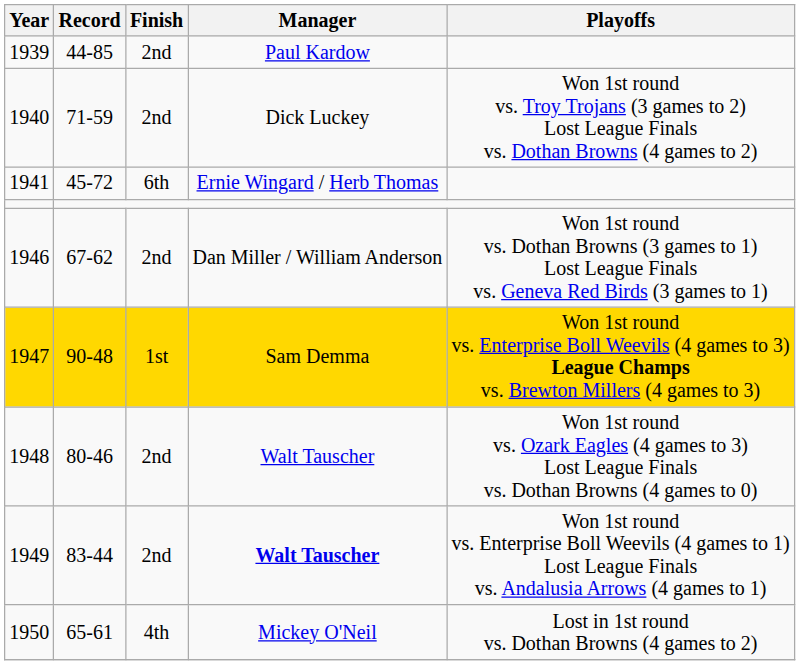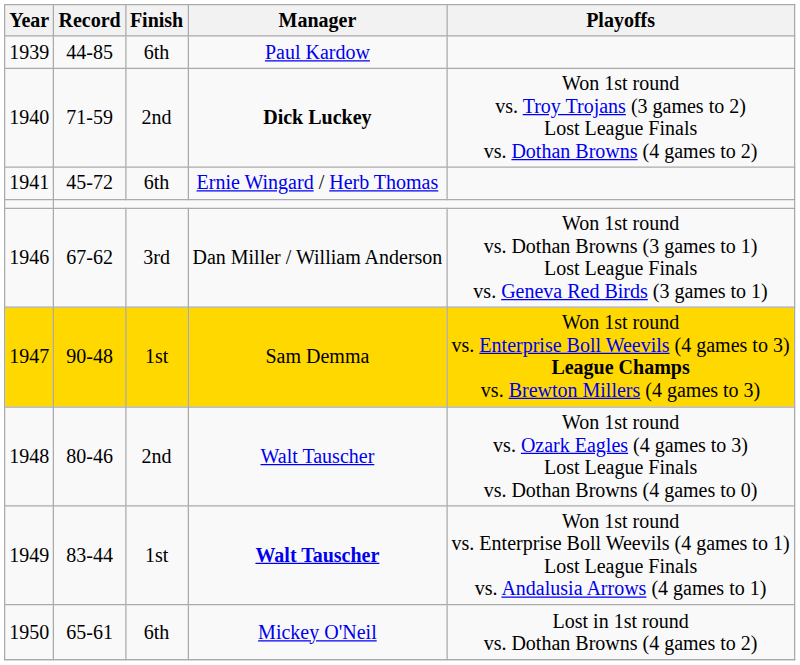(157, 52) 2nd -> (157, 52) 6th
(317, 117) normal -> (317, 117) bold
(157, 257) 2nd -> (157, 257) 3rd
(157, 555) 2nd -> (157, 555) 1st
(157, 632) 4th -> (157, 632) 6th
